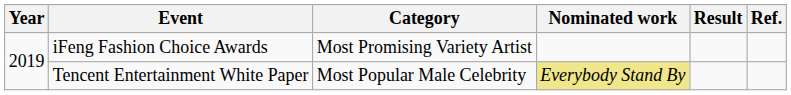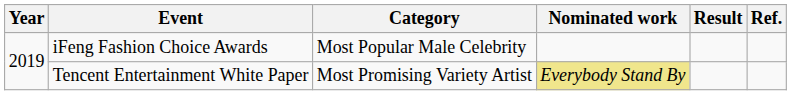(424, 47) Most Promising Variety Artist -> (421, 47) Most Popular Male Celebrity
(421, 75) Most Popular Male Celebrity -> (424, 75) Most Promising Variety Artist
